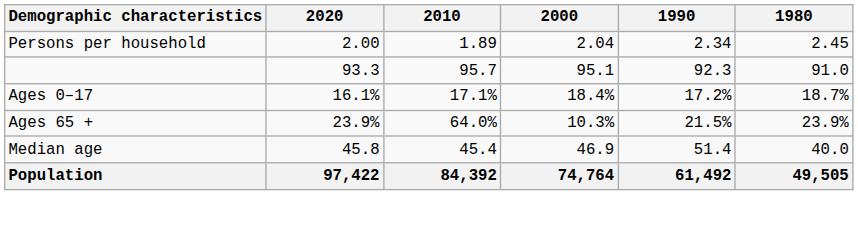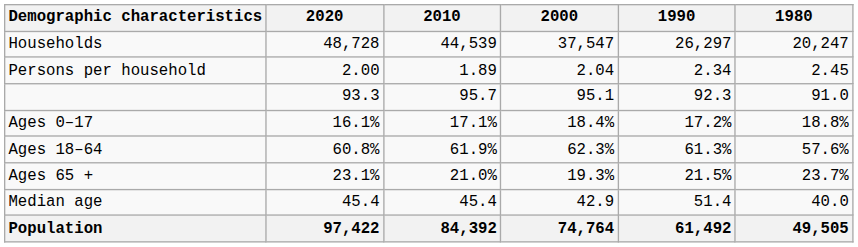+ row: (55, 44)
(825, 97) 18.7% -> (825, 123) 18.8%
+ row: (55, 149)
(356, 123) 23.9% -> (356, 176) 23.1%
(473, 123) 64.0% -> (473, 176) 21.0%
(591, 123) 10.3% -> (591, 176) 19.3%
(825, 123) 23.9% -> (825, 176) 23.7%
(361, 149) 45.8 -> (361, 202) 45.4
(595, 149) 46.9 -> (595, 202) 42.9
